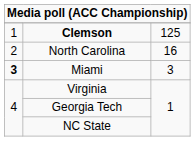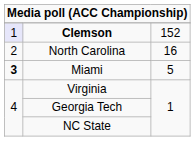(14, 32) no background -> (14, 32) lavender background
(170, 32) 125 -> (170, 32) 152
(170, 70) 3 -> (170, 70) 5
